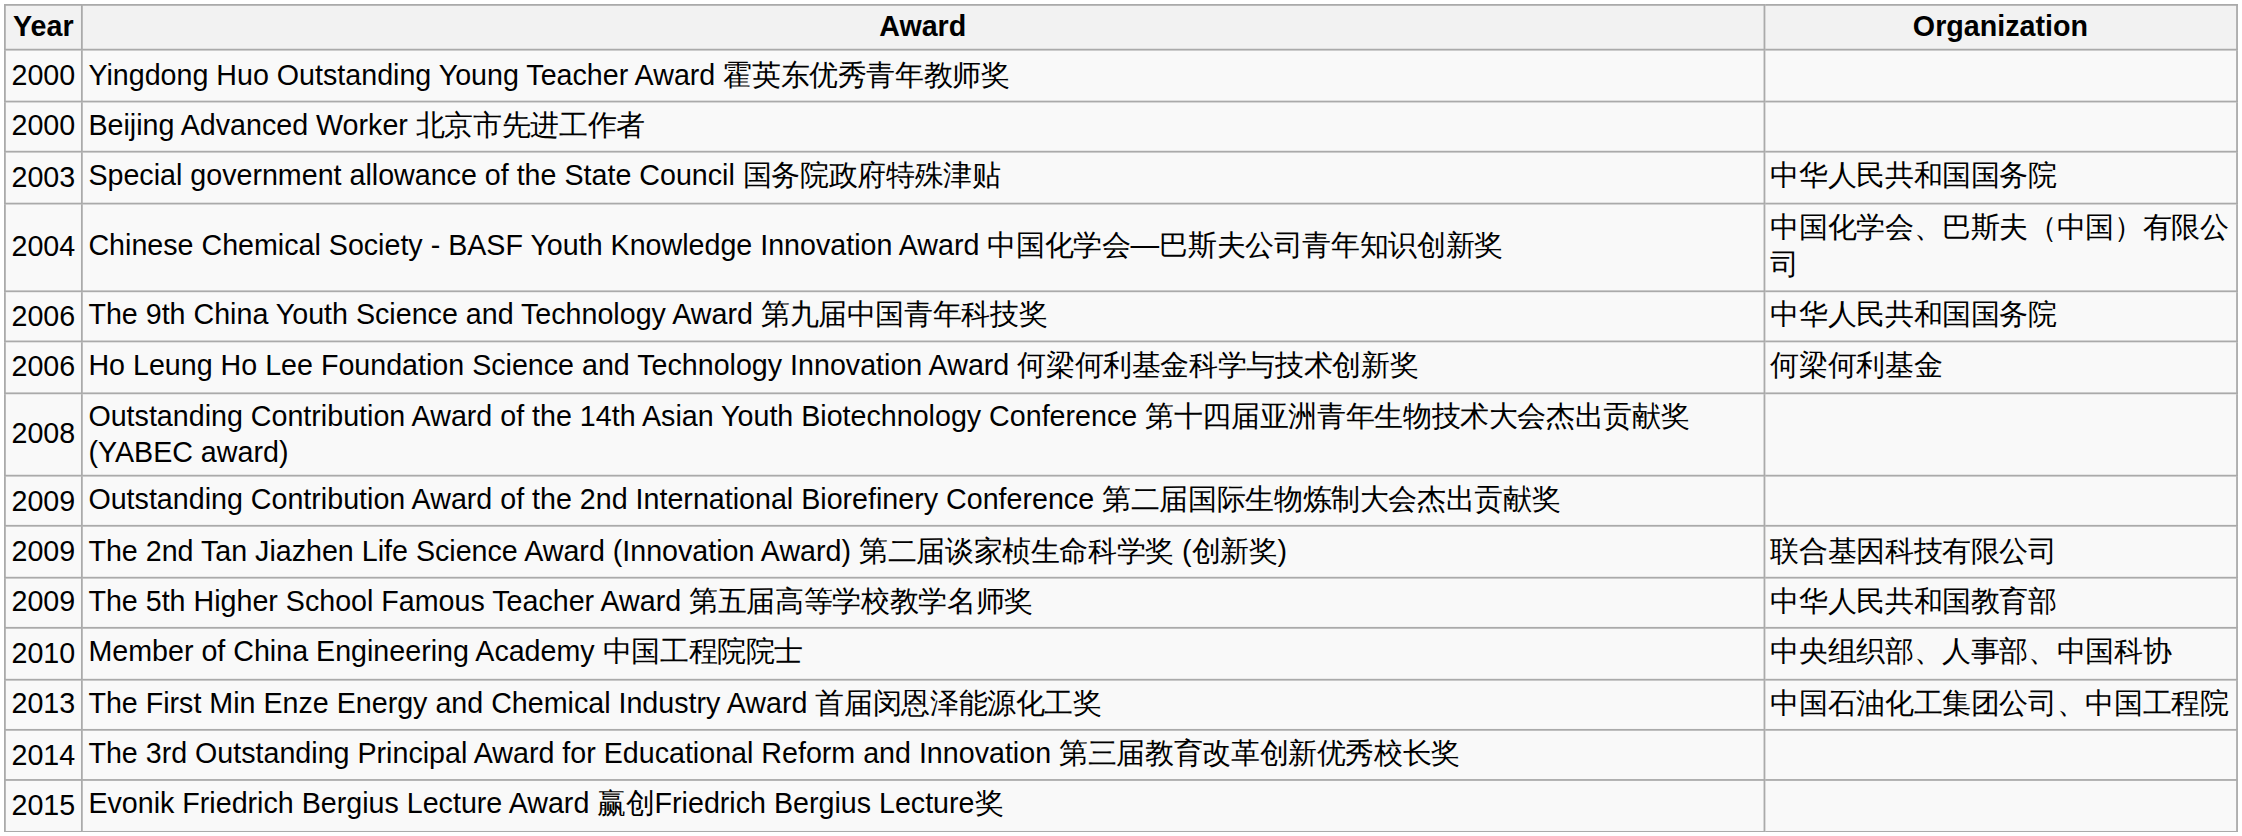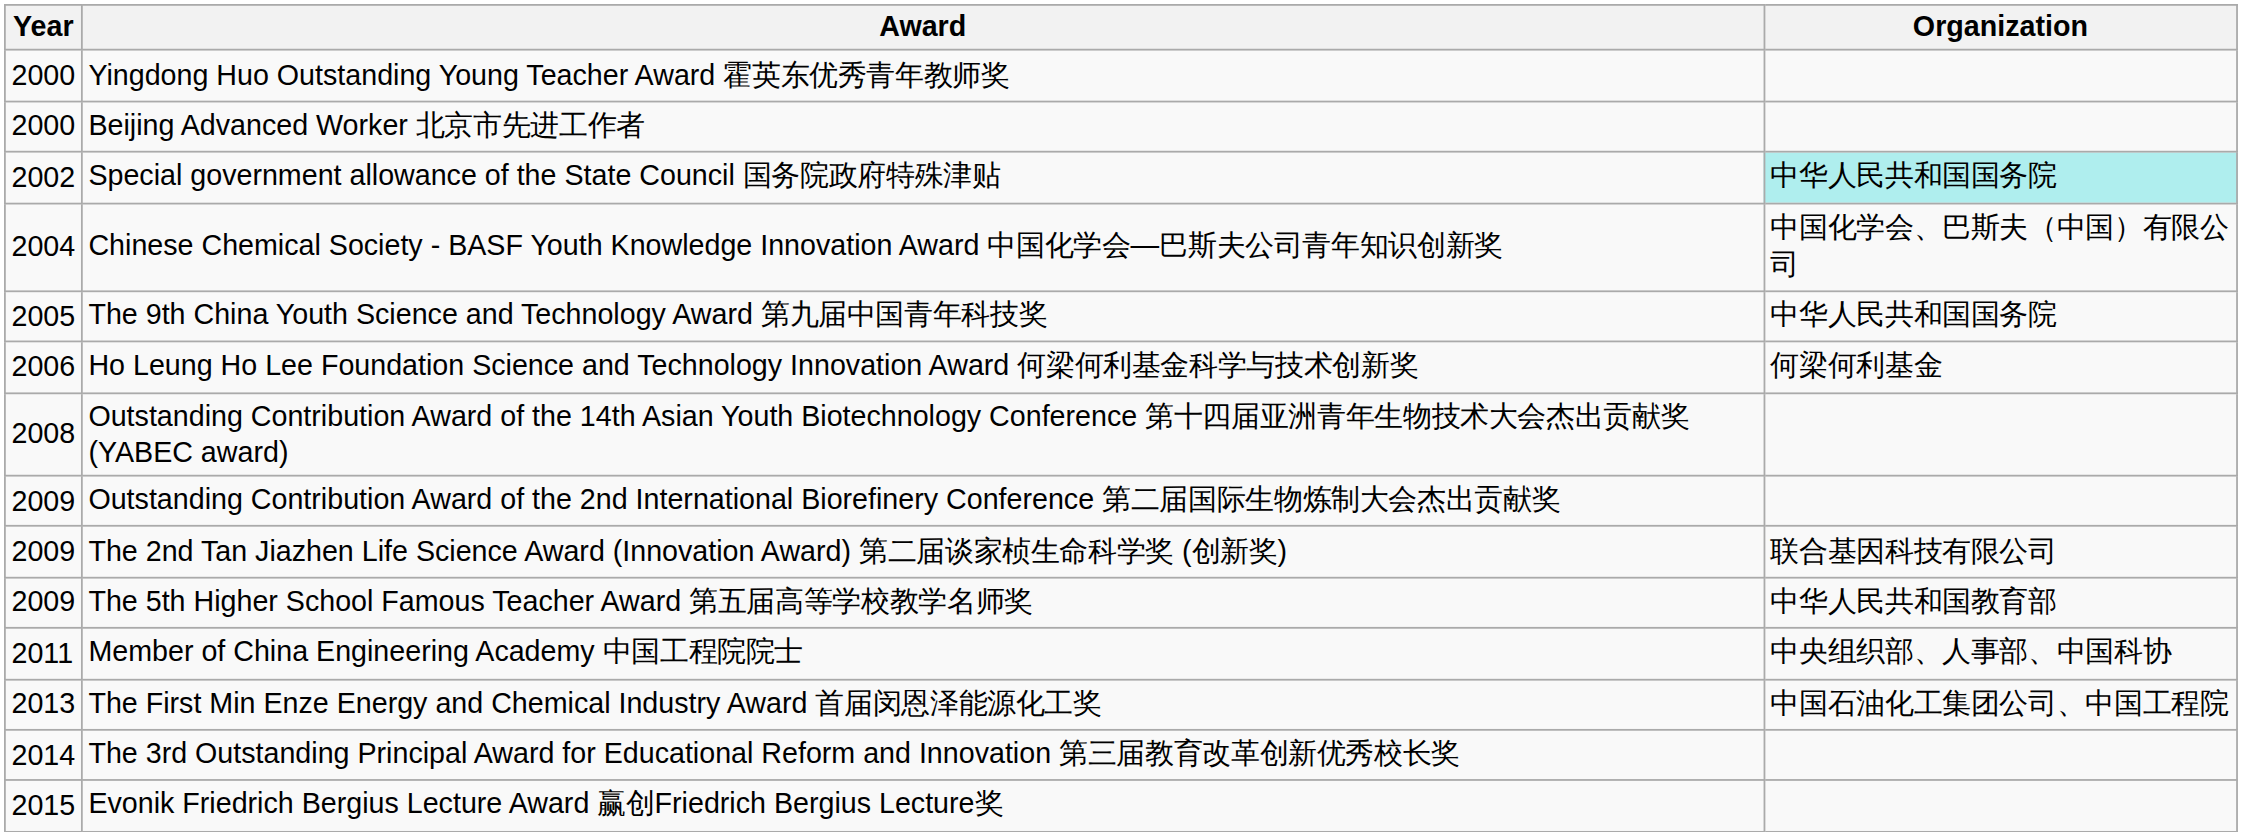(43, 176) 2003 -> (43, 176) 2002
(1914, 176) no background -> (1914, 176) paleturquoise background
(43, 316) 2006 -> (43, 316) 2005
(43, 653) 2010 -> (42, 653) 2011
